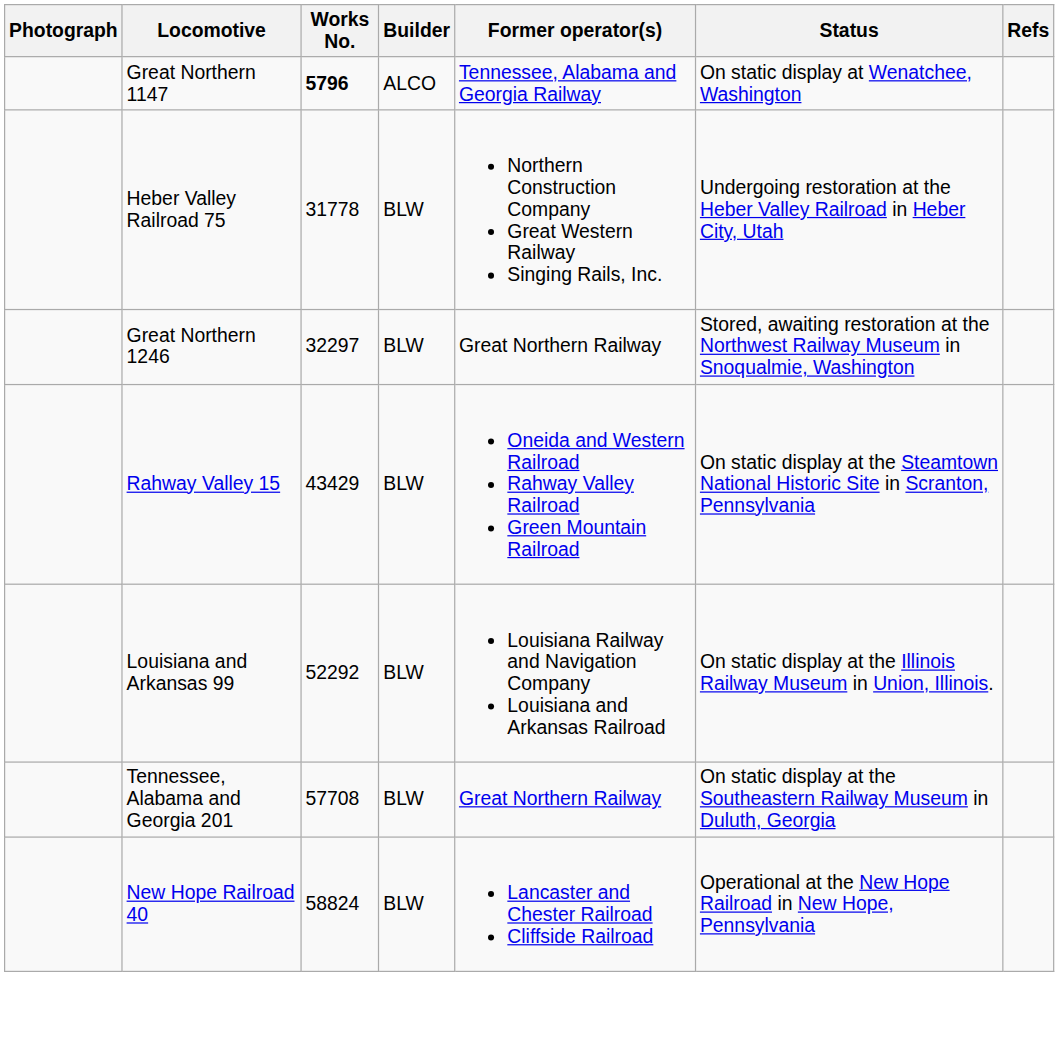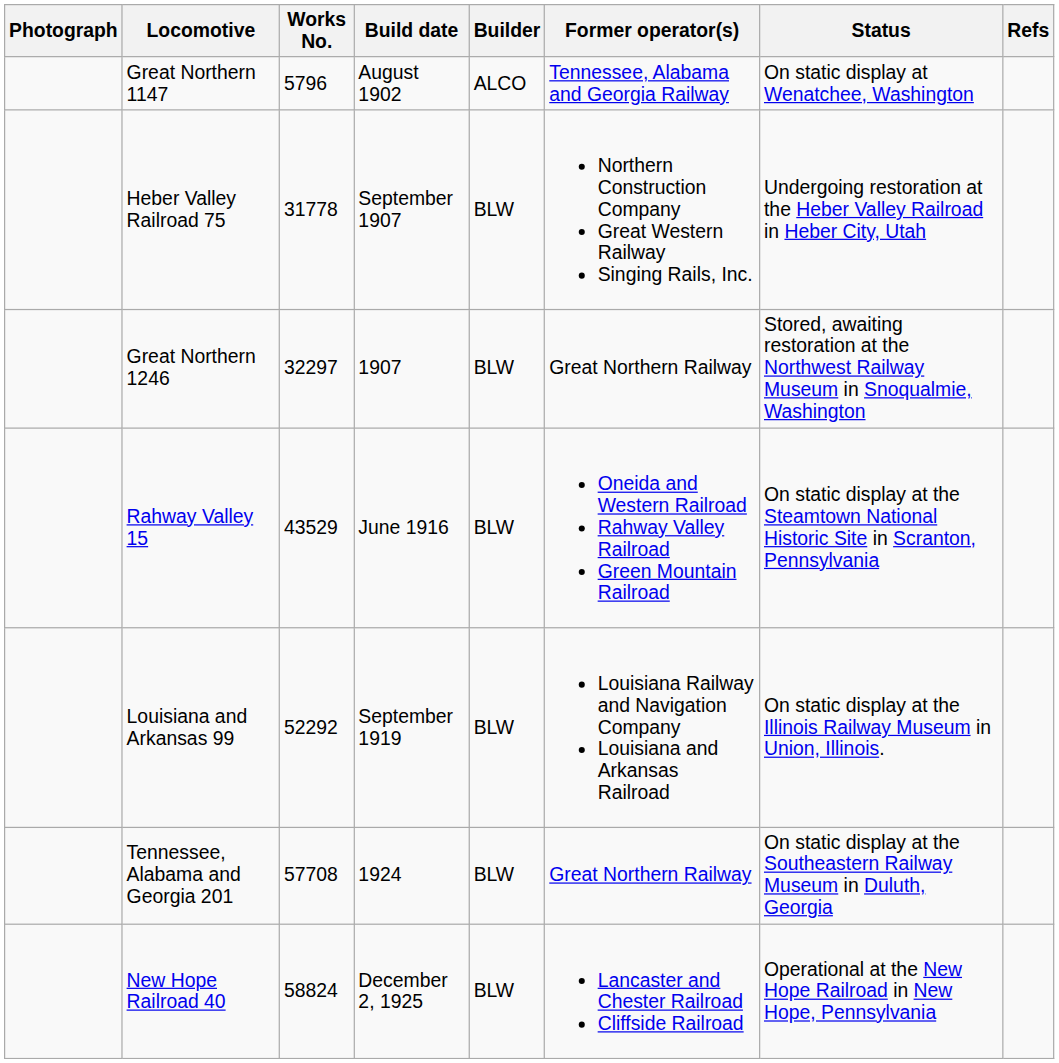+ column: (412, 30)
(327, 83) bold -> (306, 83) normal
(332, 483) 43429 -> (311, 527) 43529
